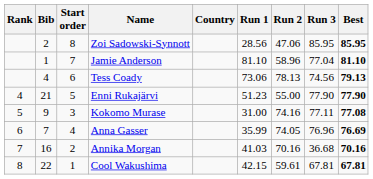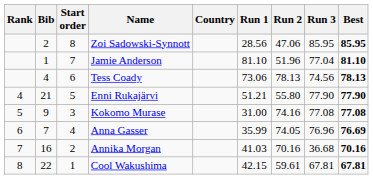(288, 60) 58.96 -> (288, 60) 51.96
(353, 78) 79.13 -> (353, 78) 78.13
(254, 95) 51.23 -> (254, 95) 51.21
(288, 95) 55.00 -> (288, 95) 55.80
(321, 113) 77.11 -> (321, 113) 77.08
